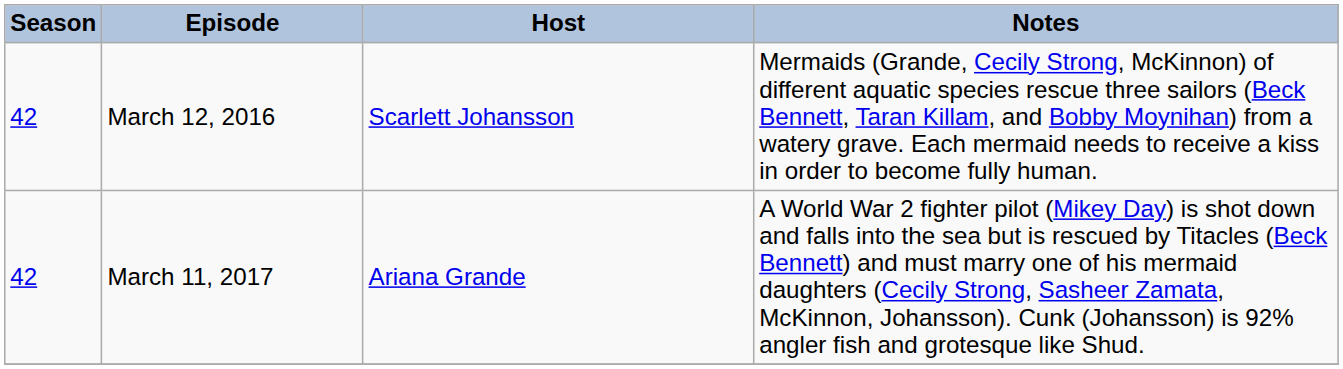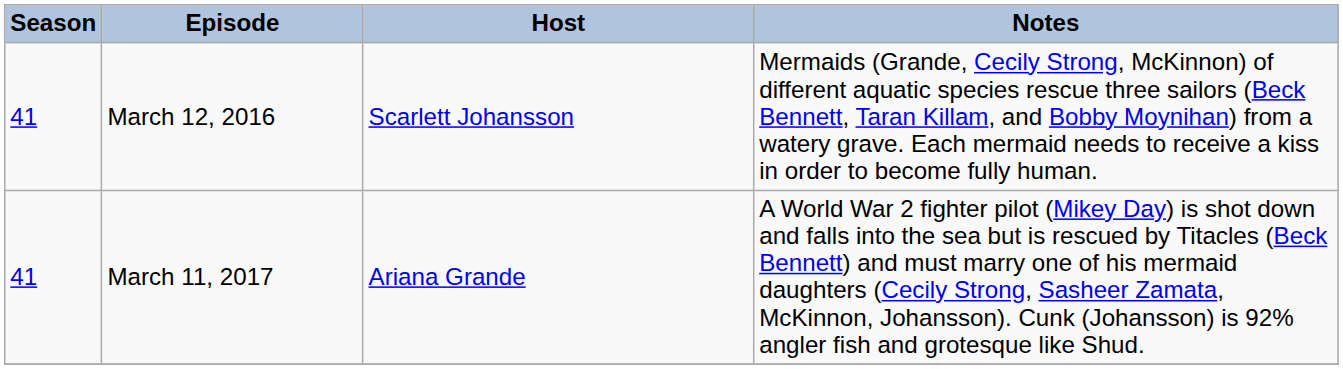(24, 116) 42 -> (24, 116) 41
(24, 276) 42 -> (24, 276) 41
